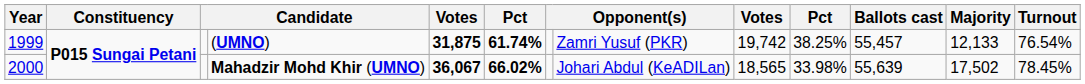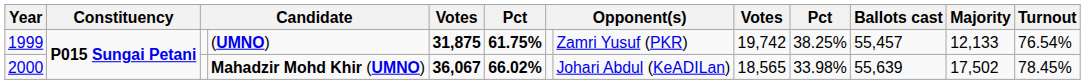(515, 42) 61.74% -> (515, 42) 61.75%
